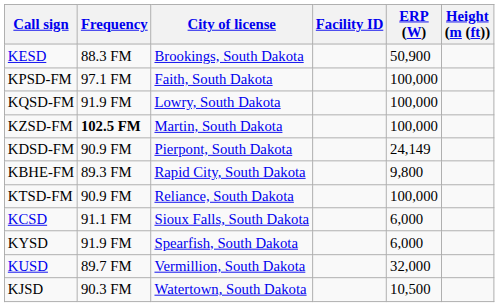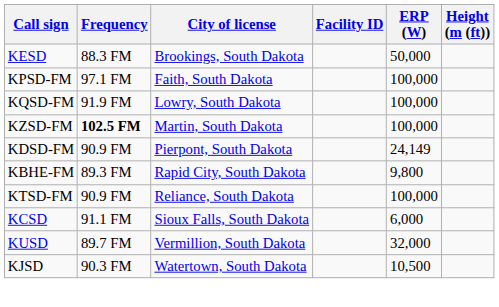(410, 56) 50,900 -> (410, 56) 50,000
- row: (28, 242)
